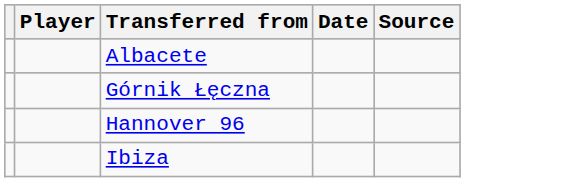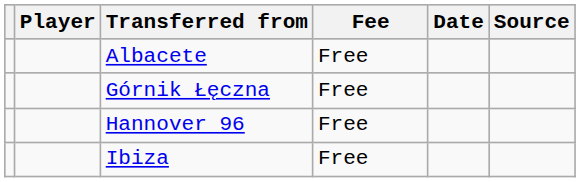+ column: (371, 22)
